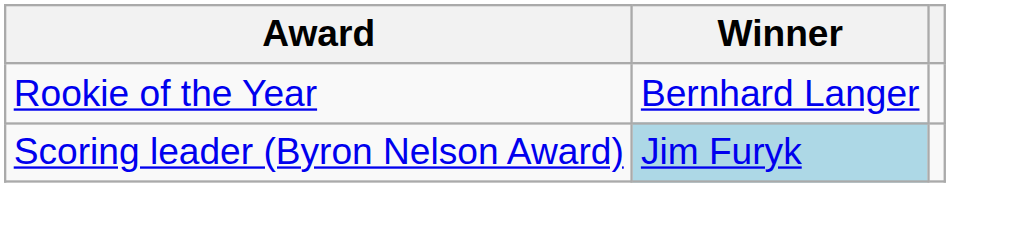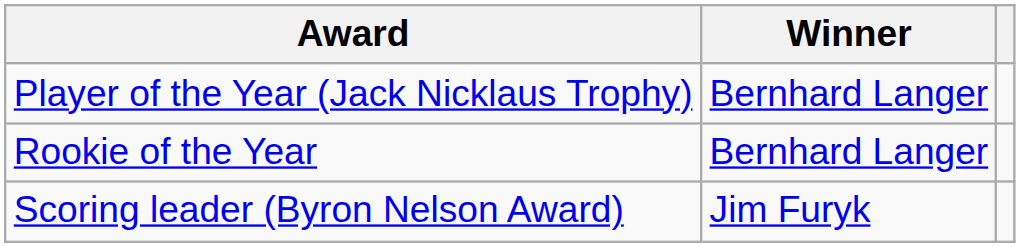+ row: (353, 92)
(721, 151) lightblue background -> (790, 210) no background
